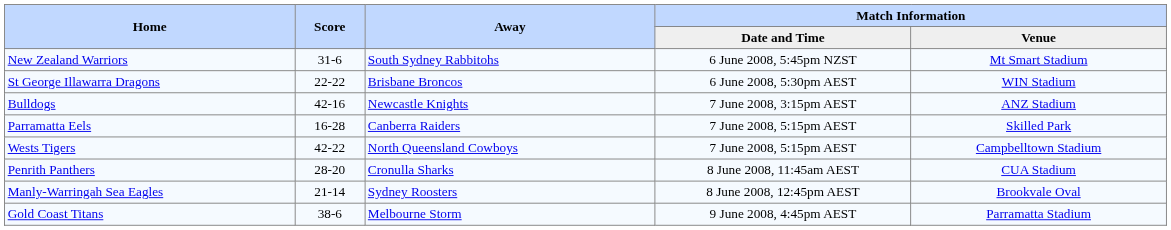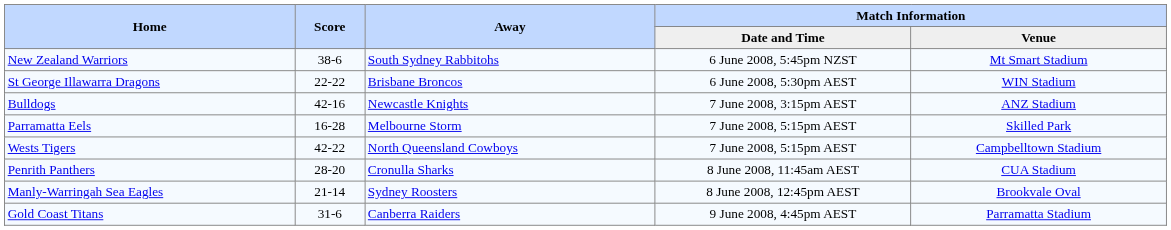(330, 59) 31-6 -> (330, 59) 38-6
(414, 125) Canberra Raiders -> (415, 125) Melbourne Storm
(330, 214) 38-6 -> (330, 214) 31-6
(415, 214) Melbourne Storm -> (414, 214) Canberra Raiders
